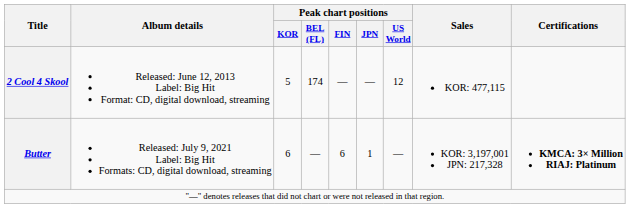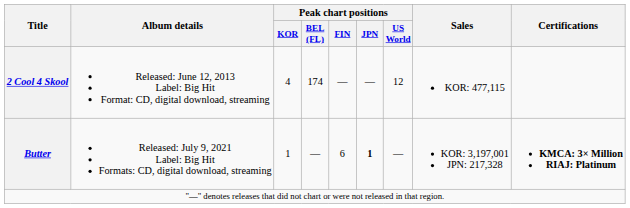(288, 82) 5 -> (288, 82) 4
(288, 153) 6 -> (288, 153) 1
(370, 153) normal -> (370, 153) bold
